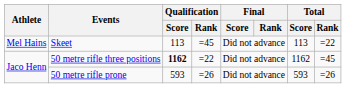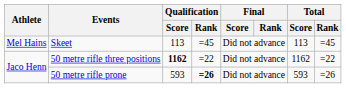(328, 44) =22 -> (328, 44) =45
(328, 59) =45 -> (328, 59) =22
(206, 75) normal -> (206, 75) bold
